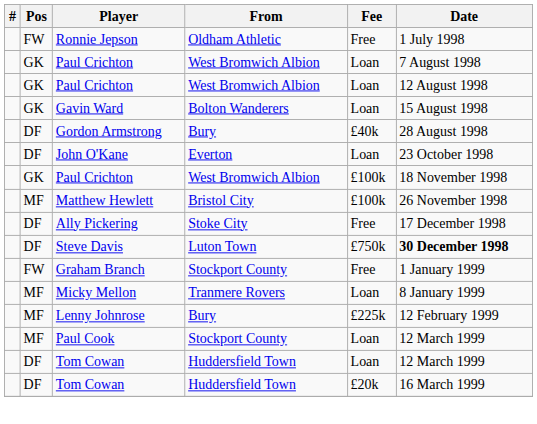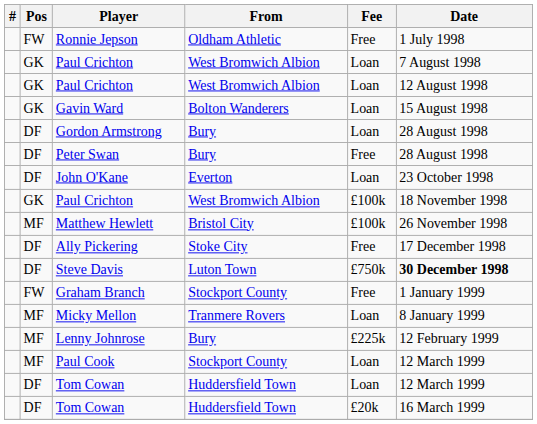(365, 131) £40k -> (365, 131) Loan
+ row: (87, 154)
